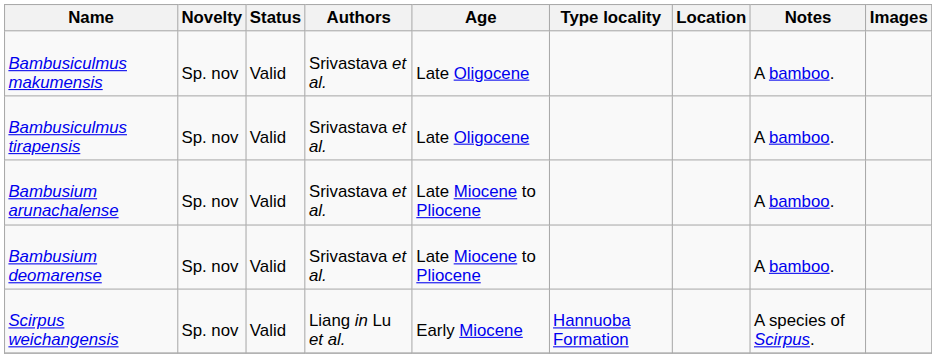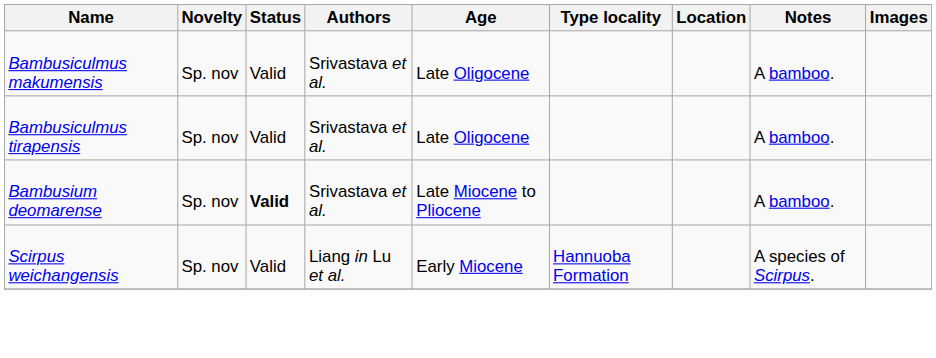- row: (64, 201)
(268, 266) normal -> (269, 201) bold
